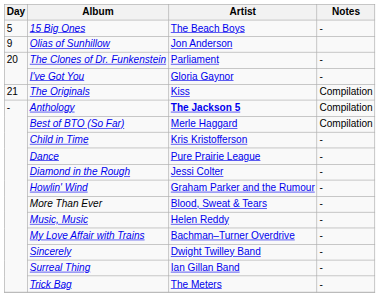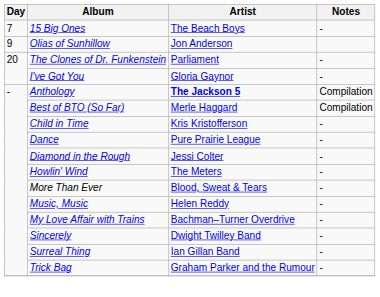(9, 28) 5 -> (9, 28) 7
- row: (60, 92)
(243, 188) Graham Parker and the Rumour -> (196, 172) The Meters
(196, 284) The Meters -> (243, 268) Graham Parker and the Rumour
